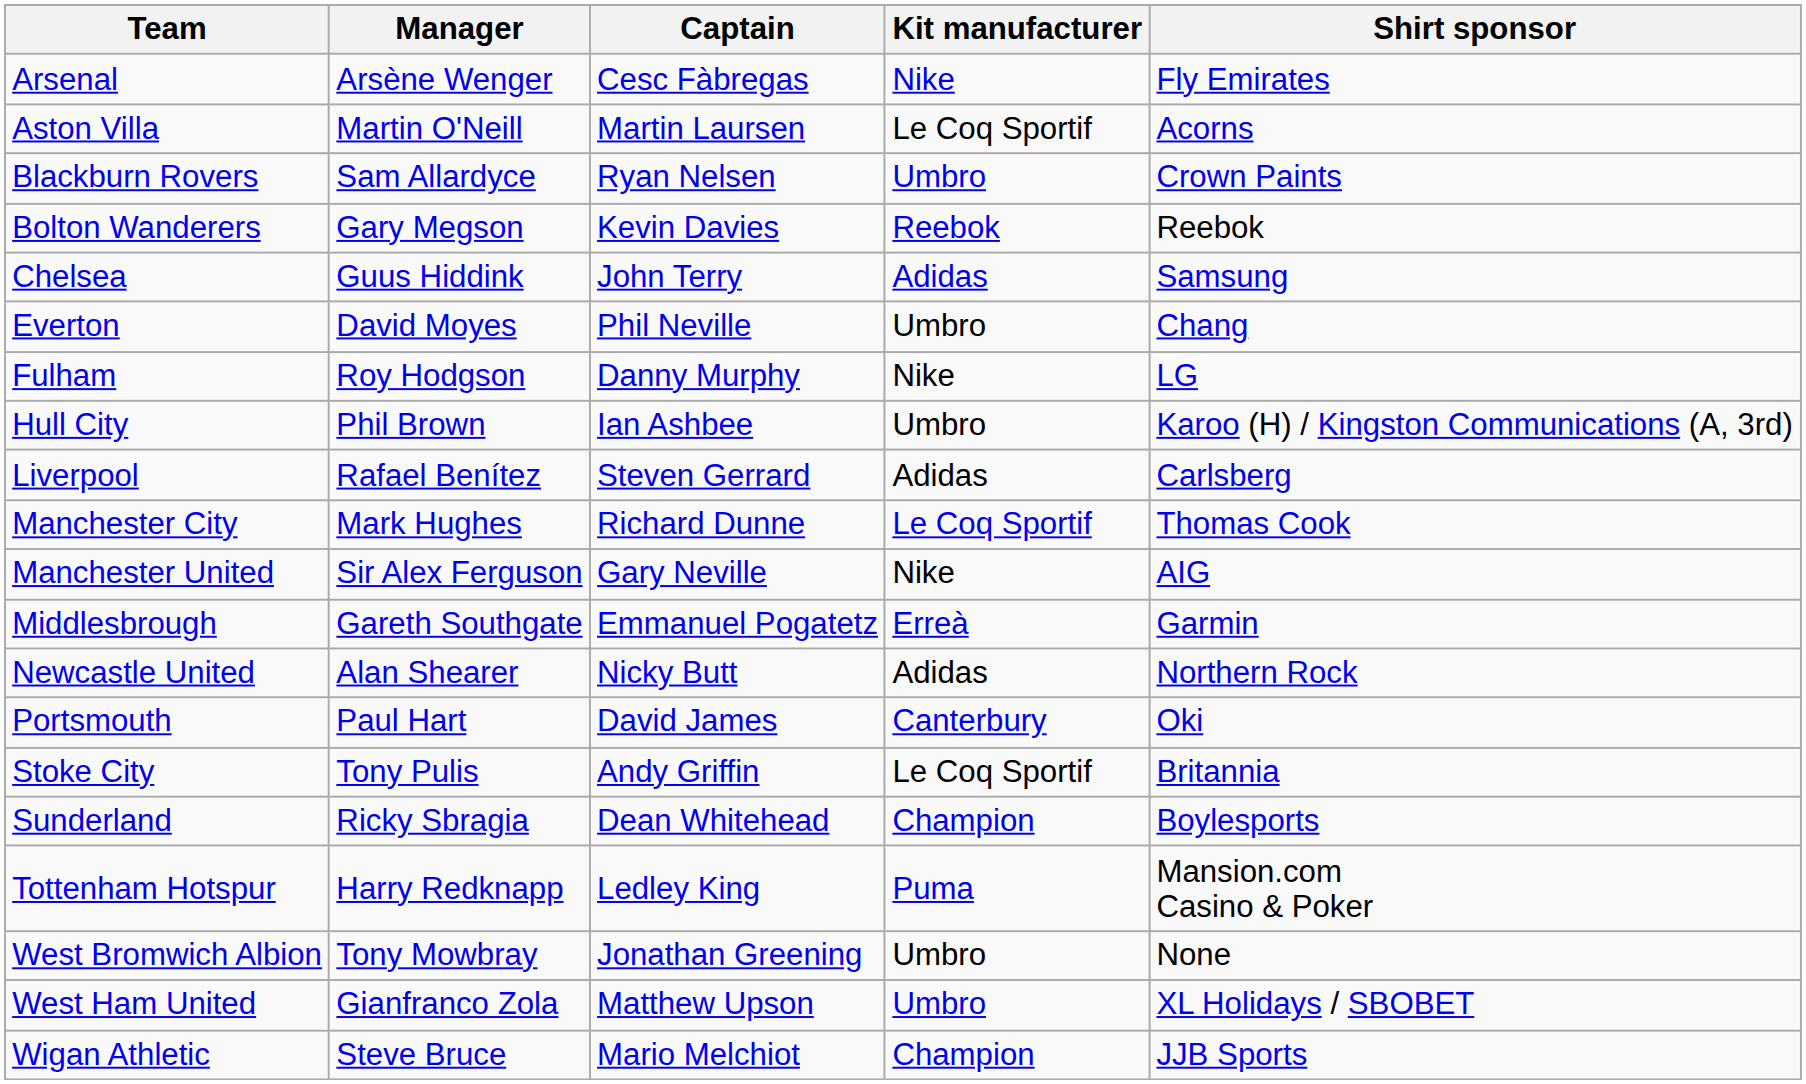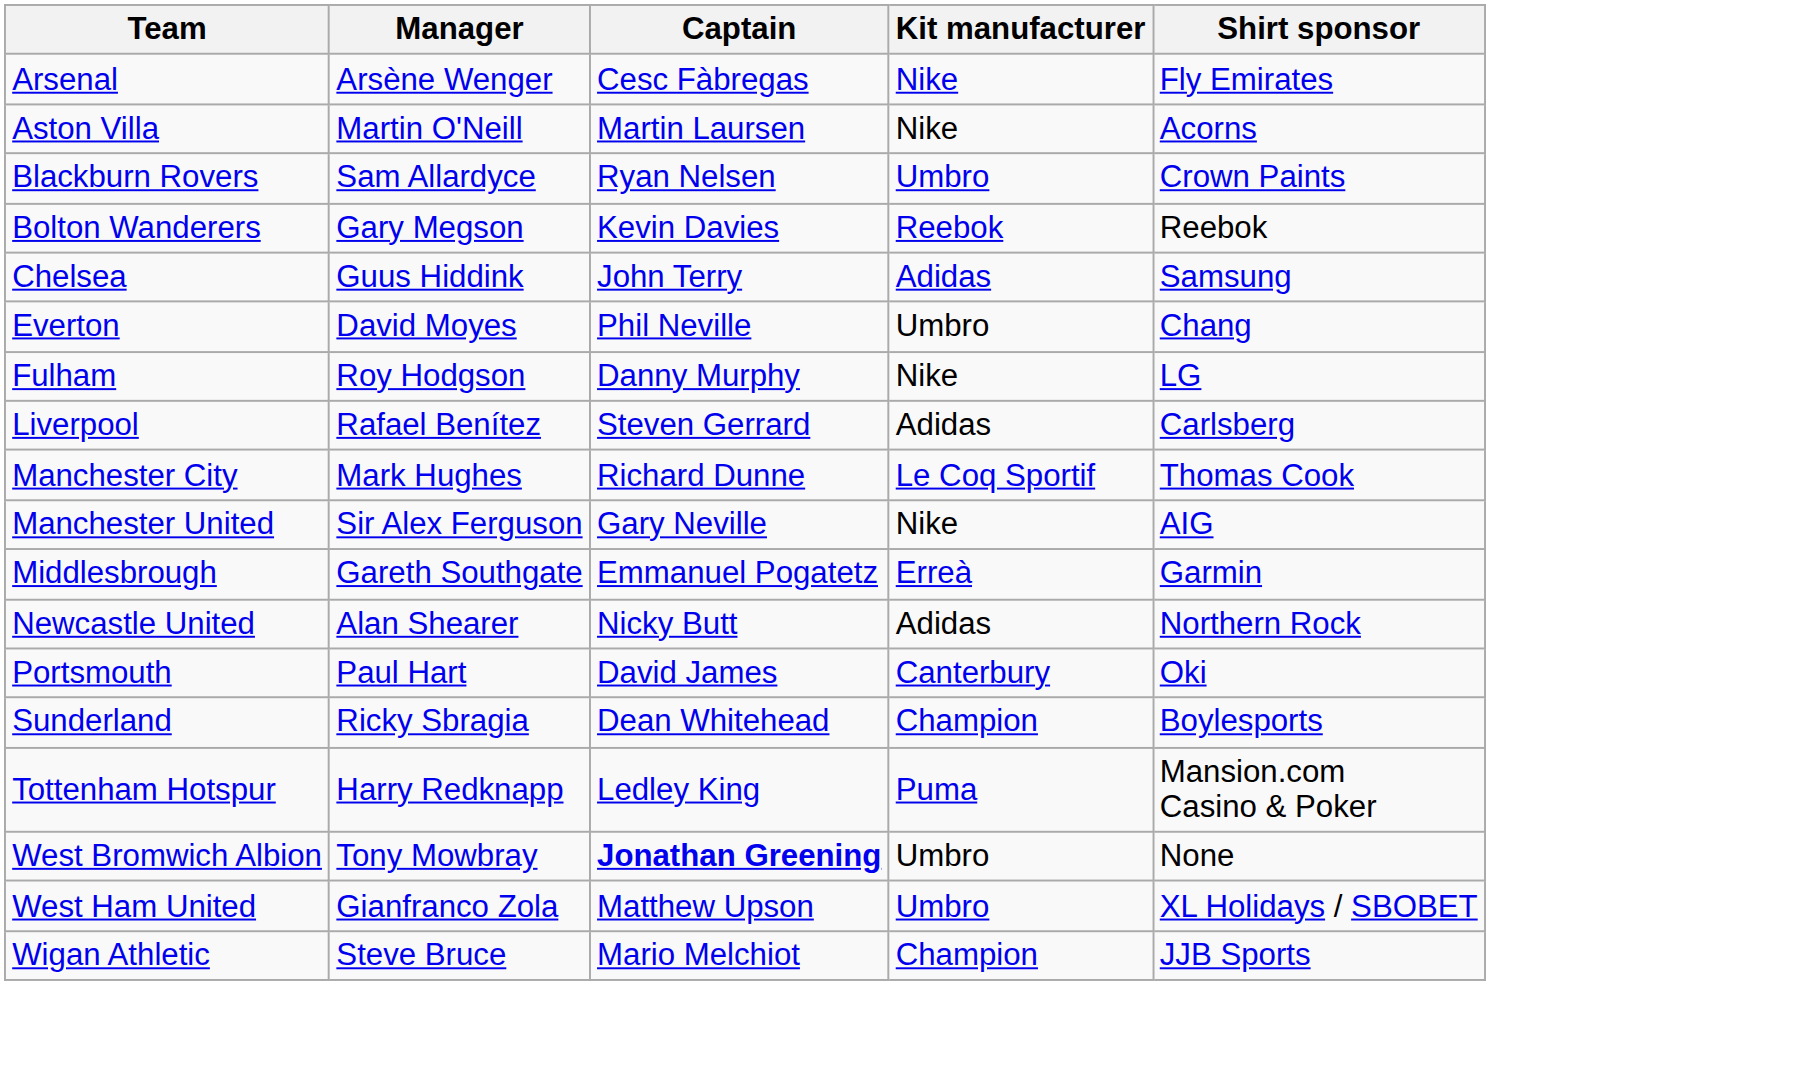(992, 128) Le Coq Sportif -> (927, 128) Nike
- row: (70, 425)
- row: (83, 771)
(730, 955) normal -> (739, 856) bold
